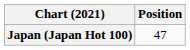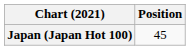(160, 34) 47 -> (160, 34) 45
